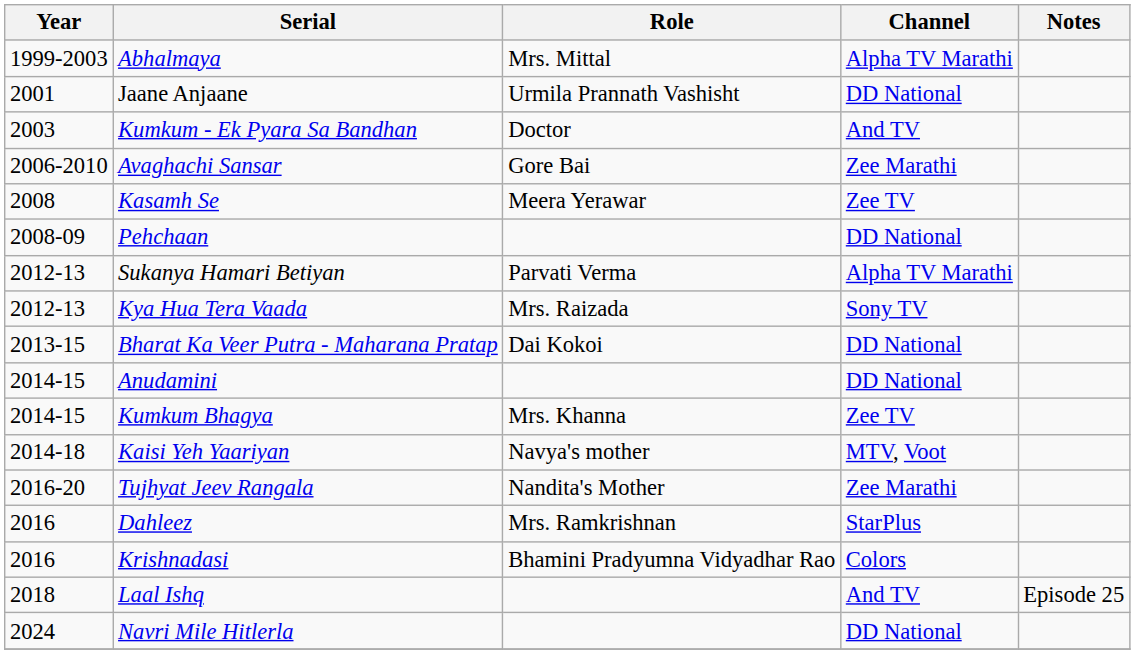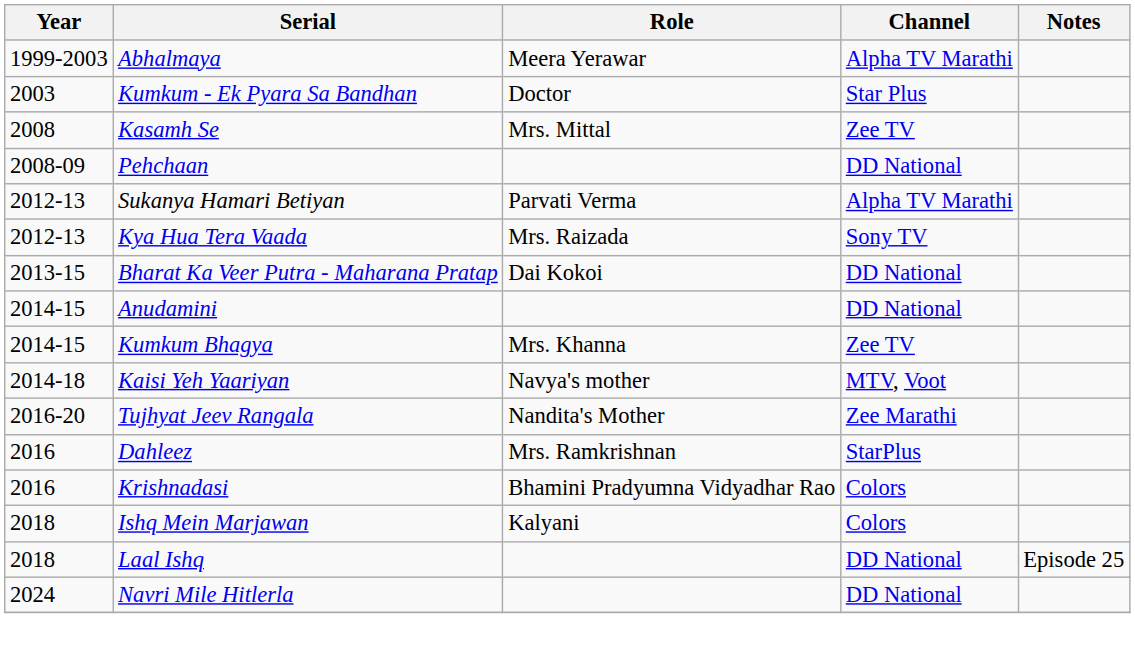(560, 58) Mrs. Mittal -> (577, 58) Meera Yerawar
- row: (183, 93)
(883, 129) And TV -> (886, 93) Star Plus
- row: (200, 165)
(577, 201) Meera Yerawar -> (560, 129) Mrs. Mittal
+ row: (213, 523)
(883, 594) And TV -> (904, 559) DD National
